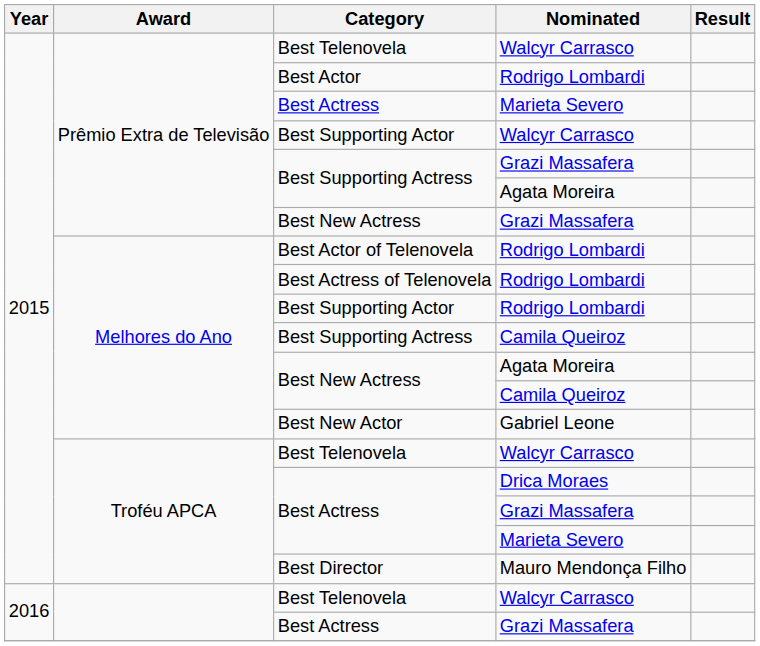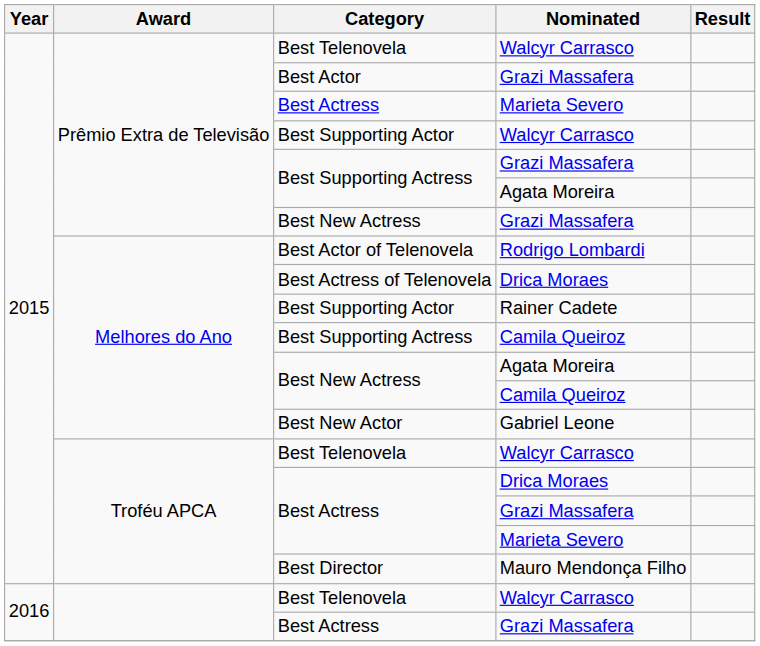(572, 76) Rodrigo Lombardi -> (567, 76) Grazi Massafera
(572, 279) Rodrigo Lombardi -> (554, 279) Drica Moraes
(572, 308) Rodrigo Lombardi -> (559, 308) Rainer Cadete
